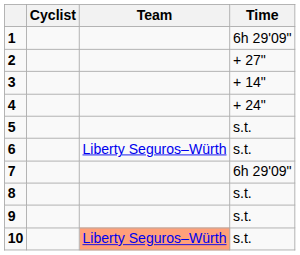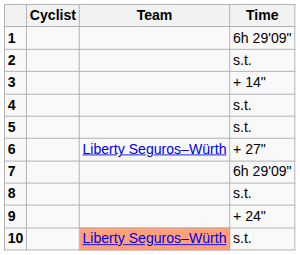(249, 60) + 27" -> (242, 60) s.t.
(249, 104) + 24" -> (242, 104) s.t.
(242, 149) s.t. -> (249, 149) + 27"
(242, 216) s.t. -> (249, 216) + 24"
